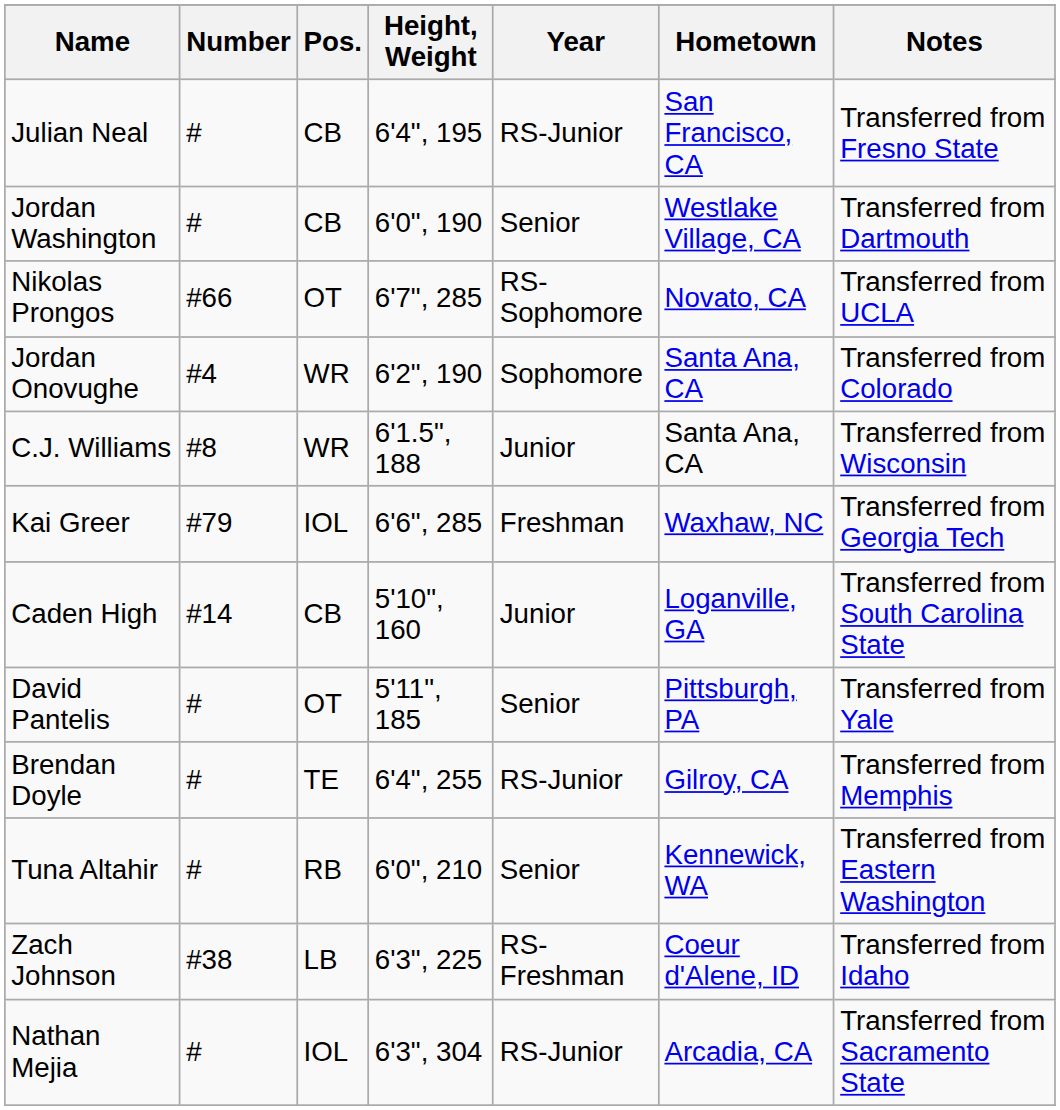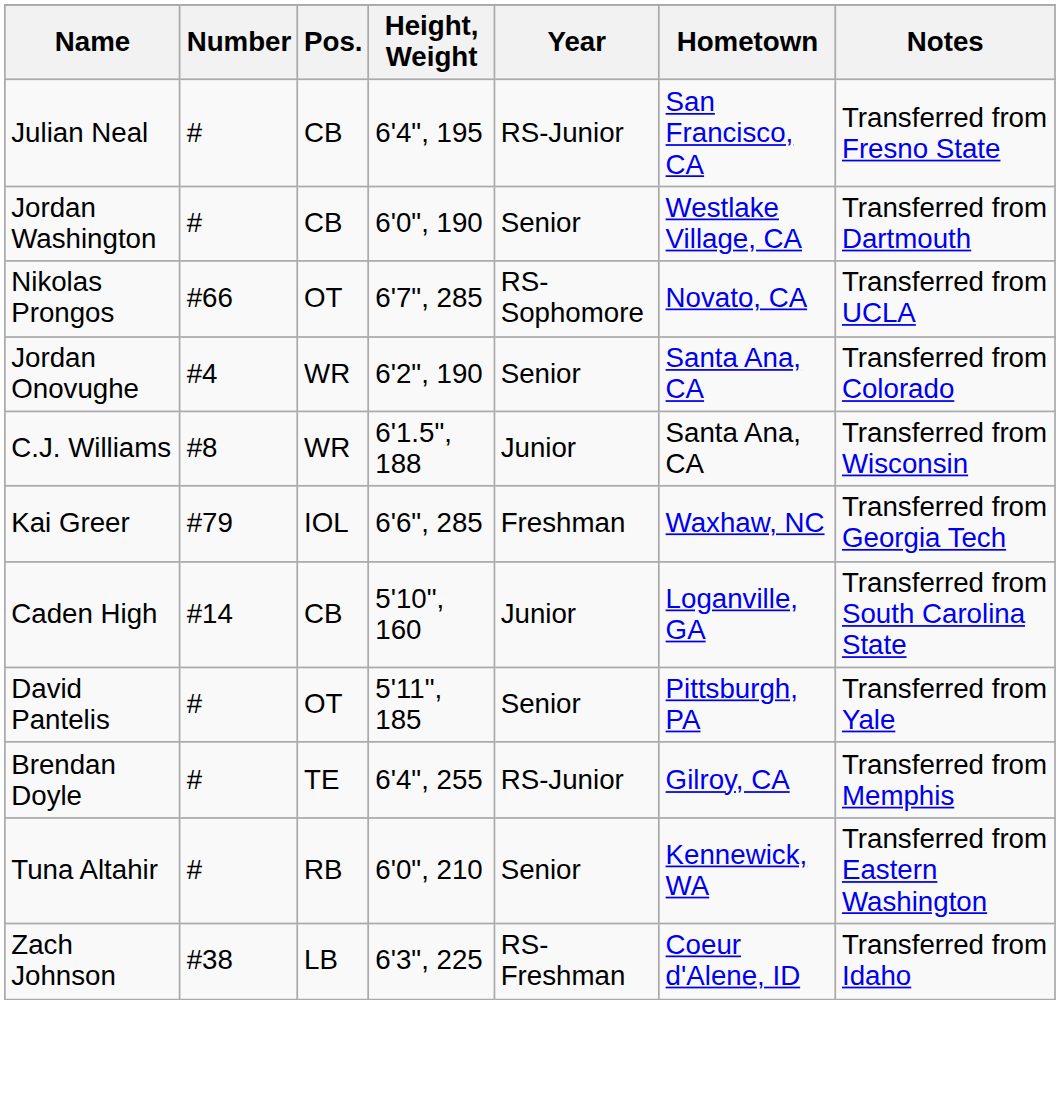(571, 373) Sophomore -> (541, 373) Senior
- row: (56, 1051)
